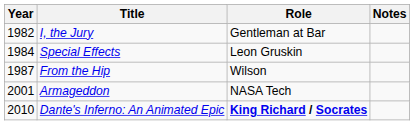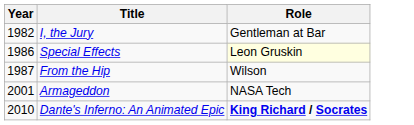- column: (390, 14)
(21, 52) 1984 -> (21, 52) 1986
(266, 52) no background -> (266, 52) lightyellow background
